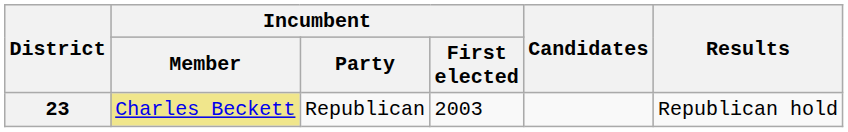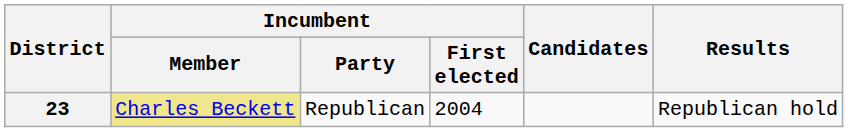(459, 109) 2003 -> (459, 109) 2004
